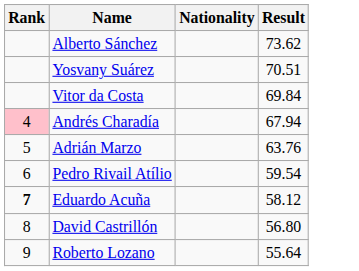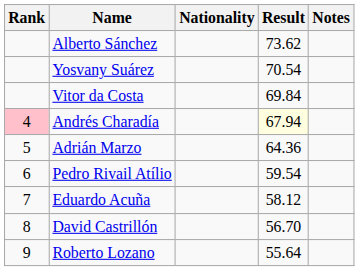+ column: (331, 17)
(283, 69) 70.51 -> (283, 69) 70.54
(283, 121) no background -> (283, 121) lightyellow background
(283, 148) 63.76 -> (283, 148) 64.36
(27, 200) bold -> (27, 200) normal
(283, 226) 56.80 -> (283, 226) 56.70
